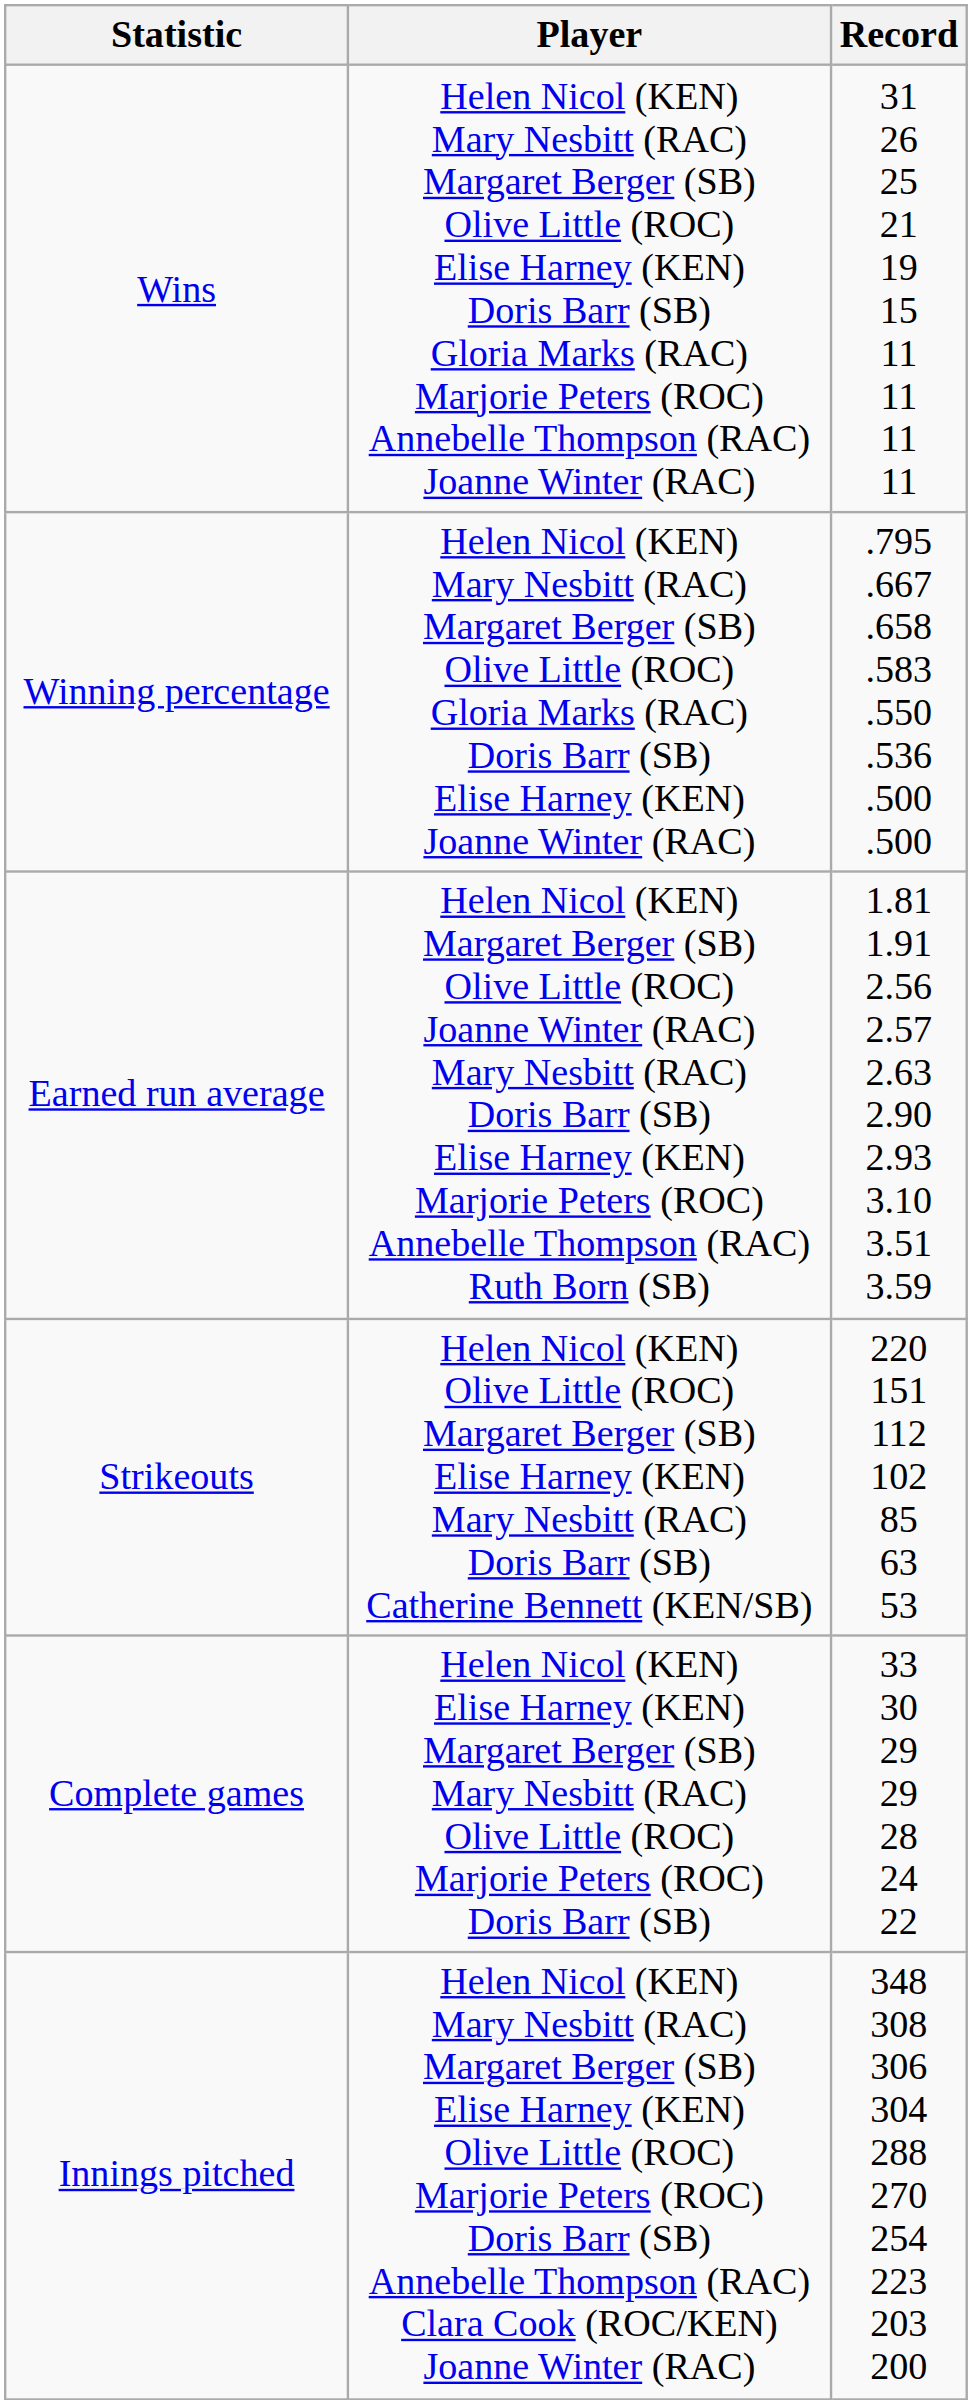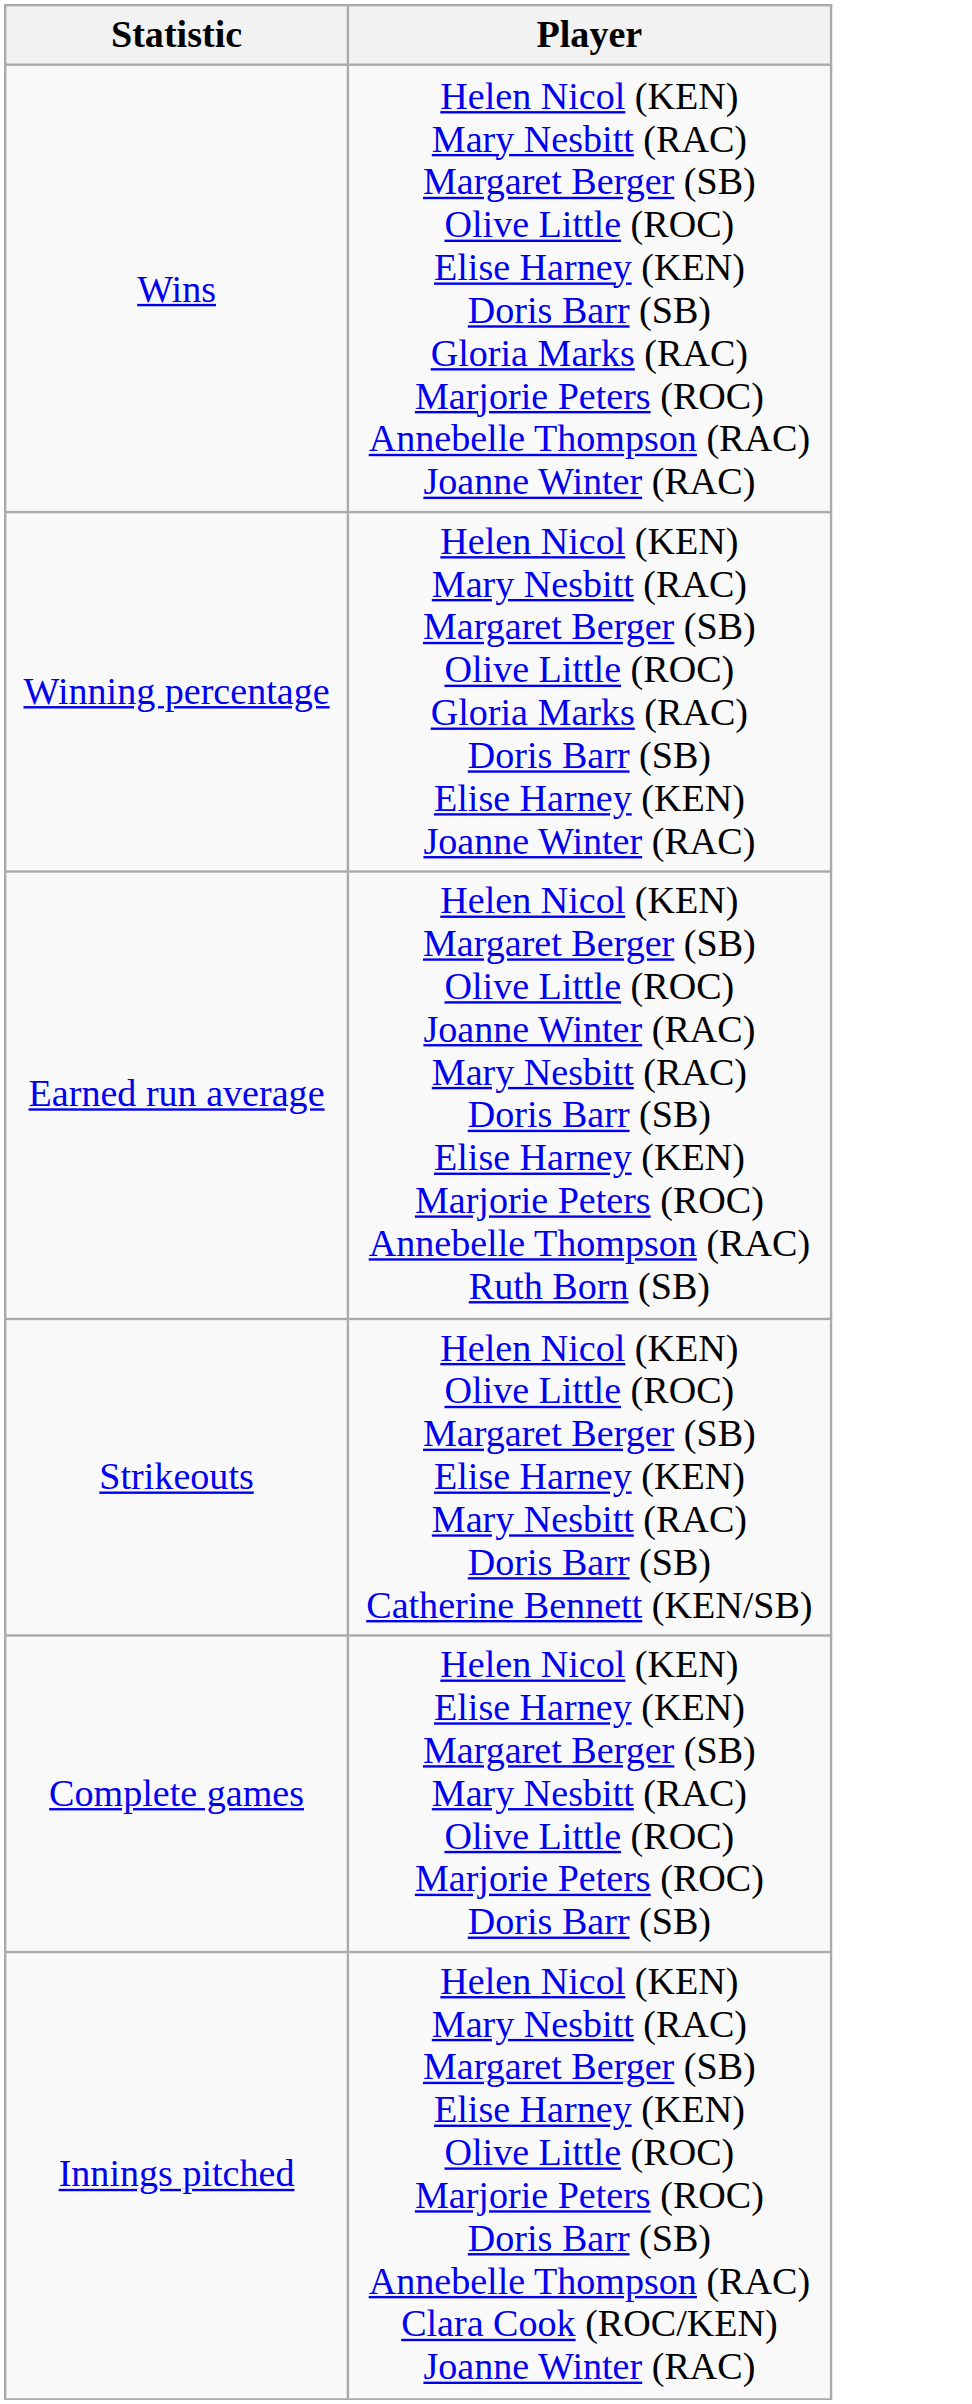- column: (899, 34)
